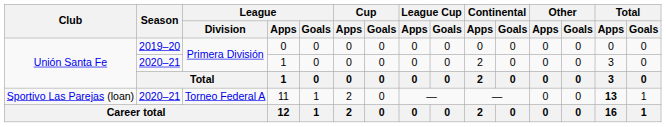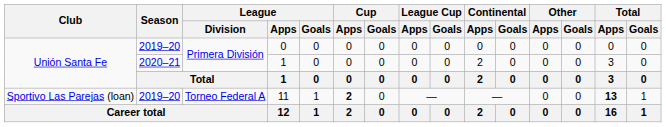(160, 96) 2020–21 -> (160, 96) 2019–20
(349, 96) normal -> (349, 96) bold
